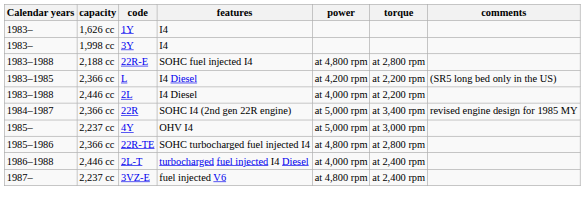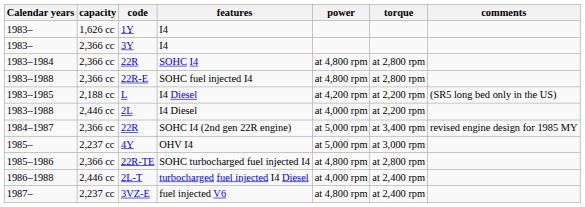(97, 45) 1,998 cc -> (97, 45) 2,366 cc
+ row: (30, 62)
(97, 62) 2,188 cc -> (97, 78) 2,366 cc
(97, 78) 2,366 cc -> (97, 95) 2,188 cc
